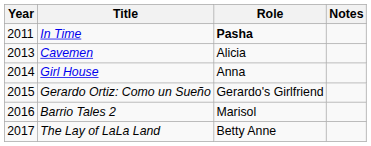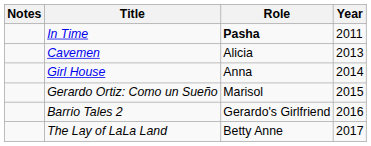columns swapped: (21, 14) <-> (346, 14)
(270, 92) Gerardo's Girlfriend -> (243, 92) Marisol
(236, 111) Marisol -> (277, 111) Gerardo's Girlfriend
